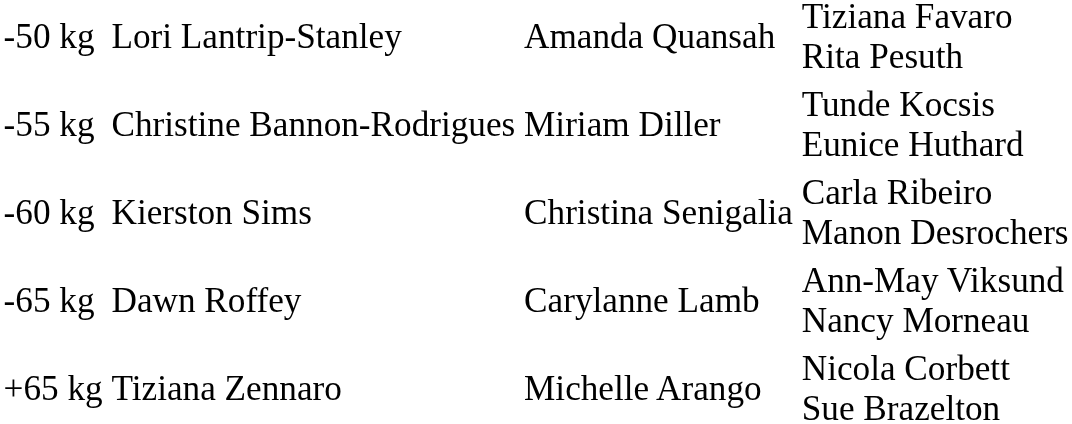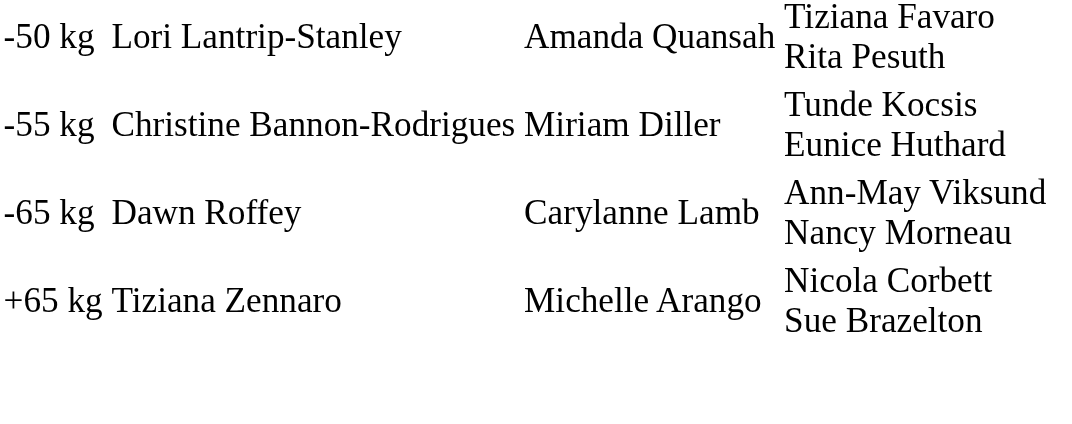- row: (49, 212)
